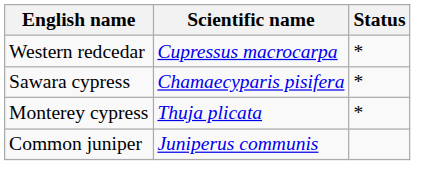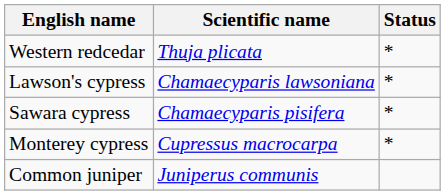(248, 50) Cupressus macrocarpa -> (210, 50) Thuja plicata
+ row: (77, 81)
(210, 112) Thuja plicata -> (248, 143) Cupressus macrocarpa
